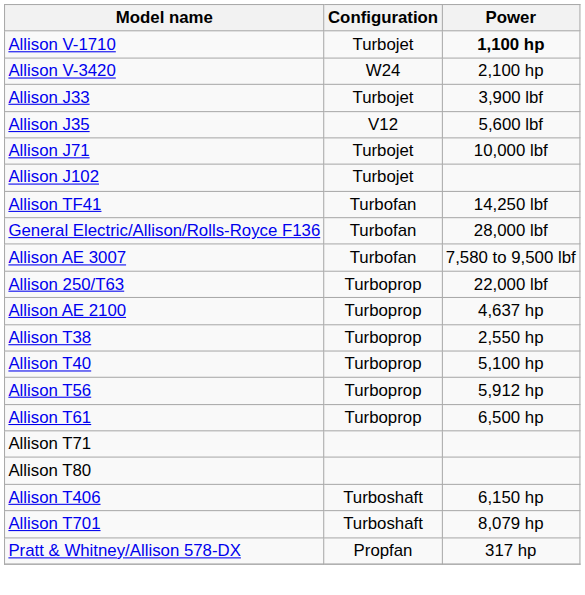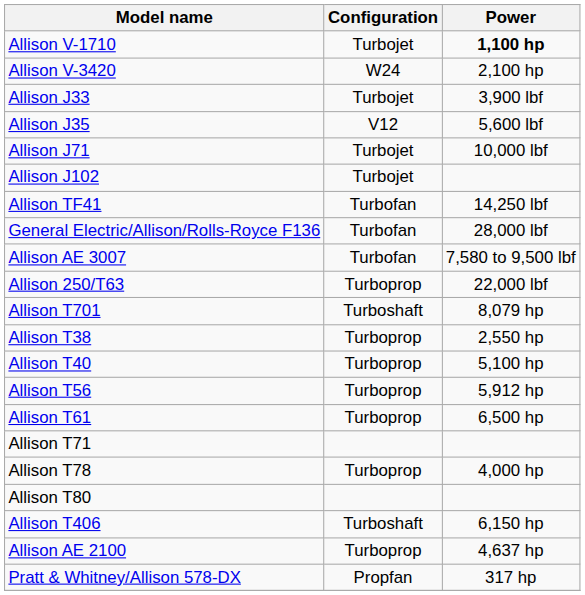rows swapped: (67, 310) <-> (54, 524)
+ row: (50, 470)
